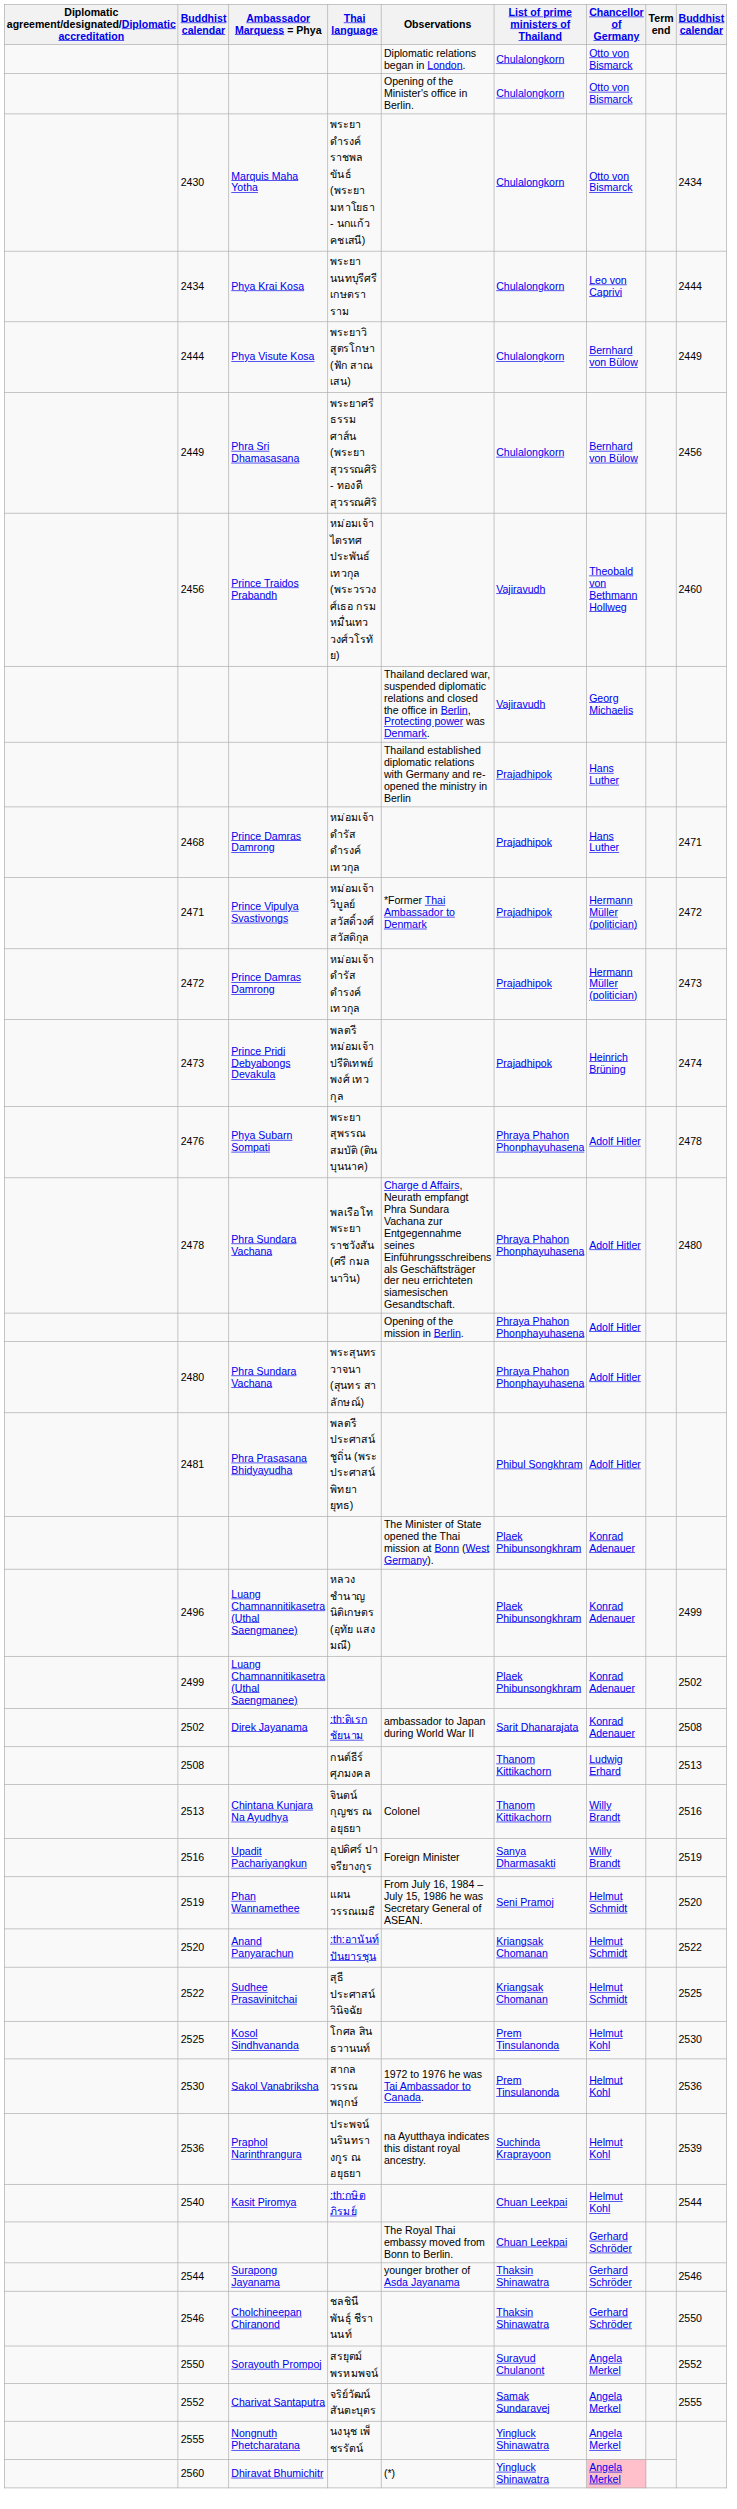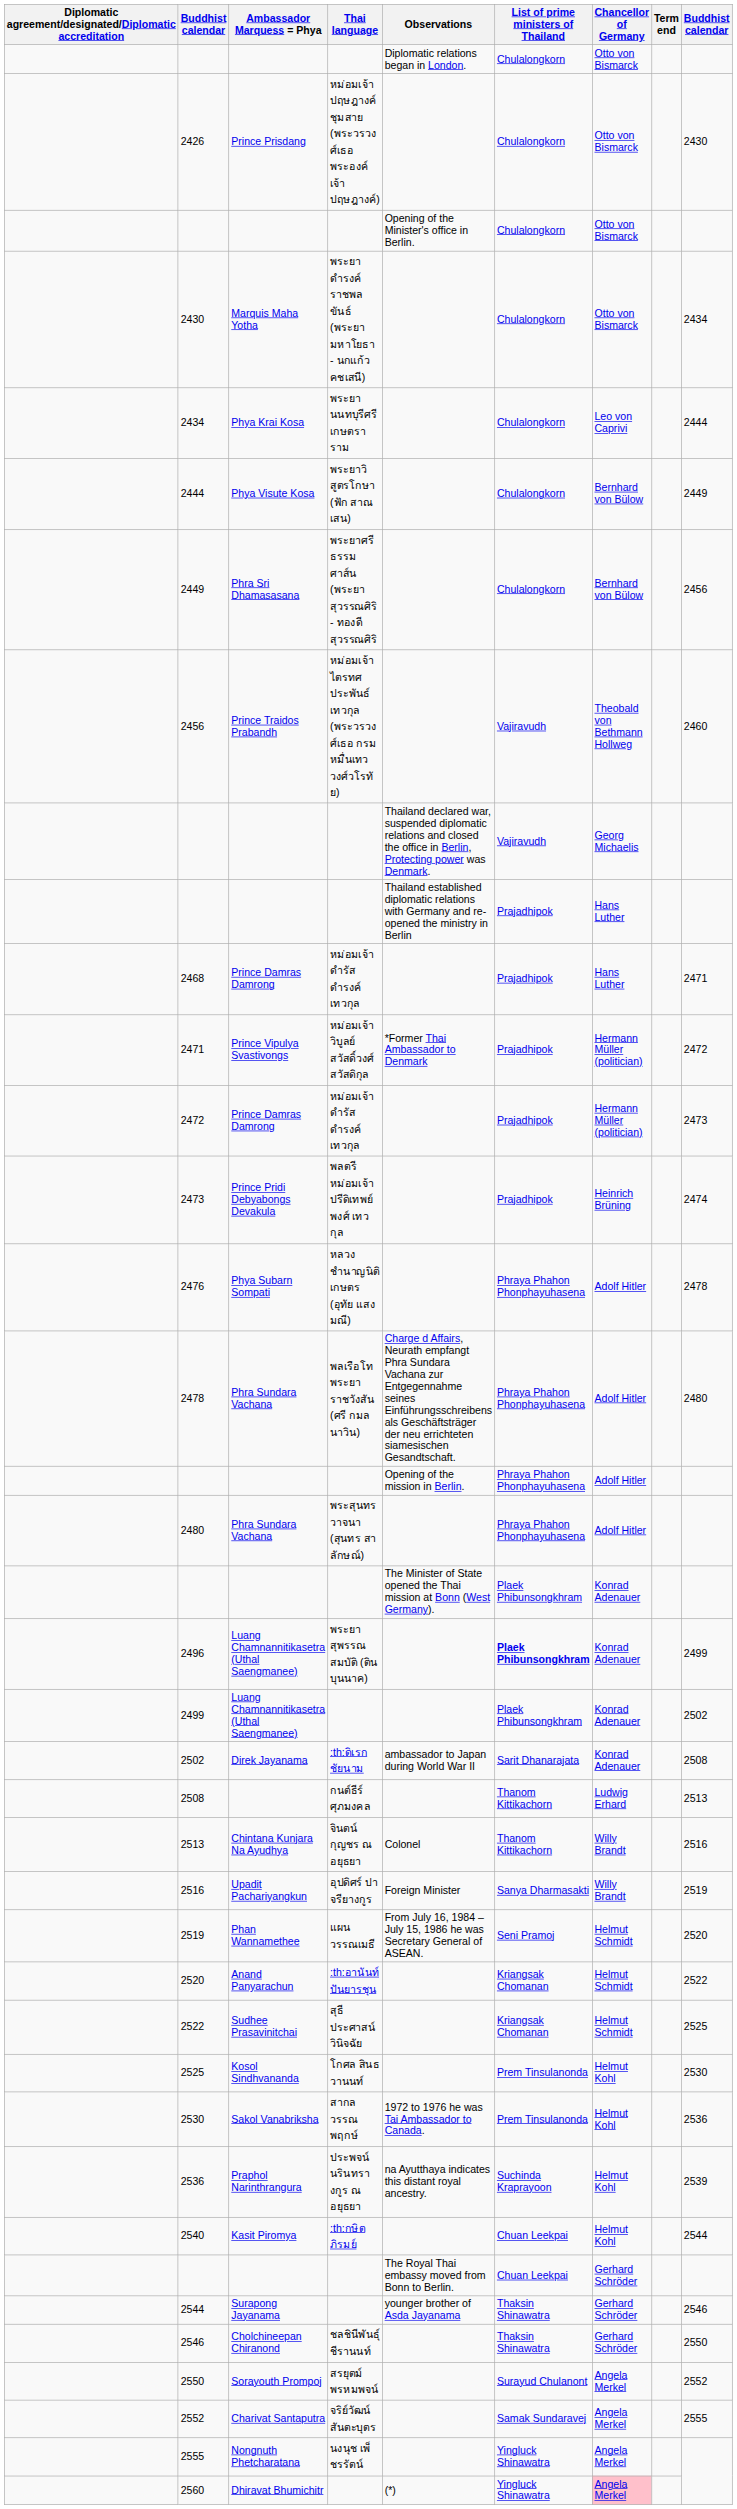+ row: (192, 142)
(354, 1142) พระยาสุพรรณสมบัติ (ติน บุนนาค) -> (355, 1287) หลวงชำนาญนิติเกษตร (อุทัย แสงมณี)
- row: (192, 1464)
(352, 1613) หลวงชำนาญนิติเกษตร (อุทัย แสงมณี) -> (354, 1654) พระยาสุพรรณสมบัติ (ติน บุนนาค)
(539, 1612) normal -> (543, 1653) bold
